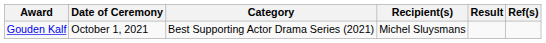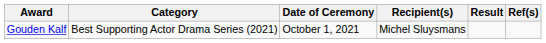columns swapped: (117, 13) <-> (271, 13)
